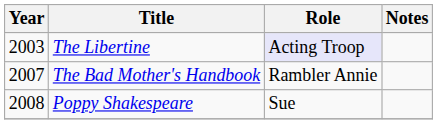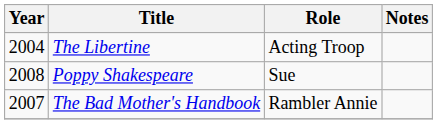(27, 47) 2003 -> (27, 47) 2004
(317, 47) lavender background -> (317, 47) no background
rows swapped: (156, 75) <-> (123, 103)
